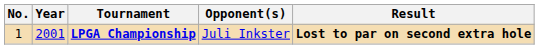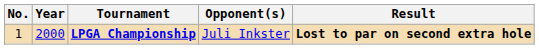(50, 34) 2001 -> (50, 34) 2000
